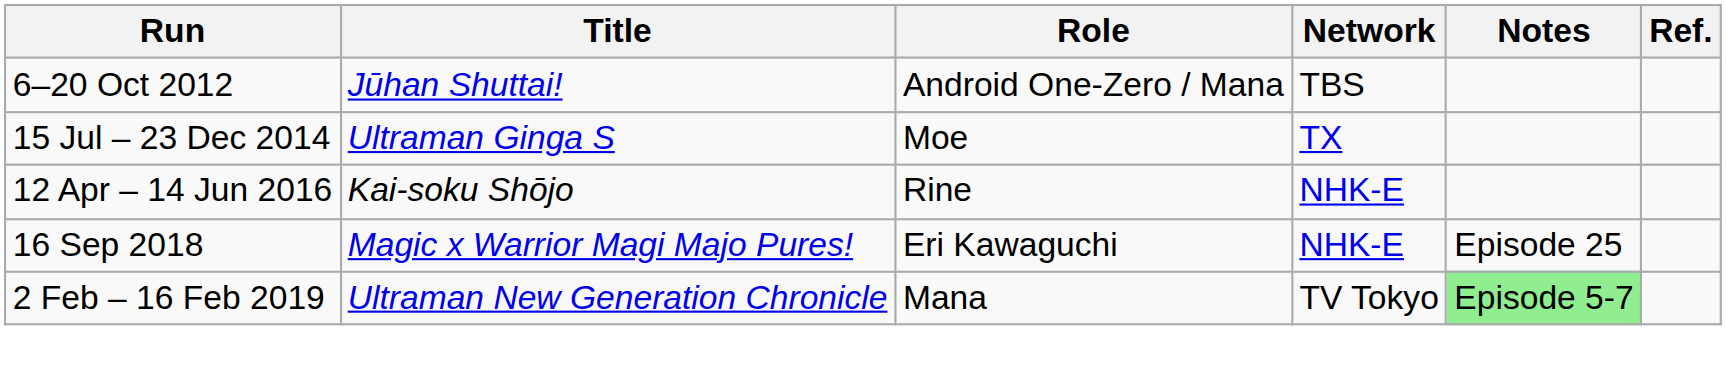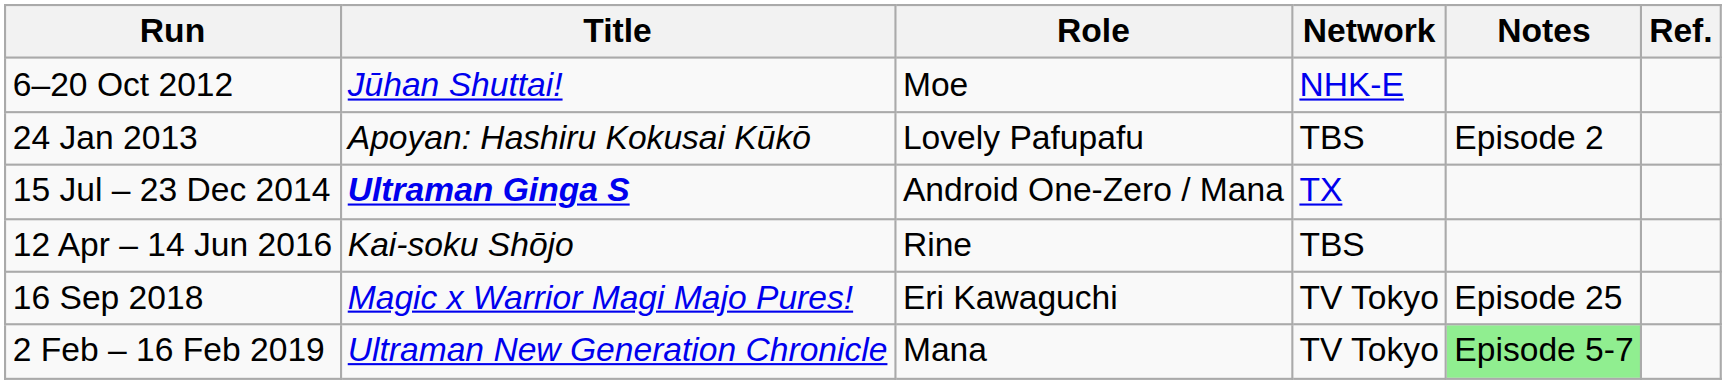(1093, 84) Android One-Zero / Mana -> (936, 84) Moe
(1332, 84) TBS -> (1352, 84) NHK-E
+ row: (105, 137)
(481, 137) normal -> (489, 191) bold
(936, 137) Moe -> (1093, 191) Android One-Zero / Mana
(1352, 191) NHK-E -> (1332, 244) TBS
(1352, 244) NHK-E -> (1369, 297) TV Tokyo
